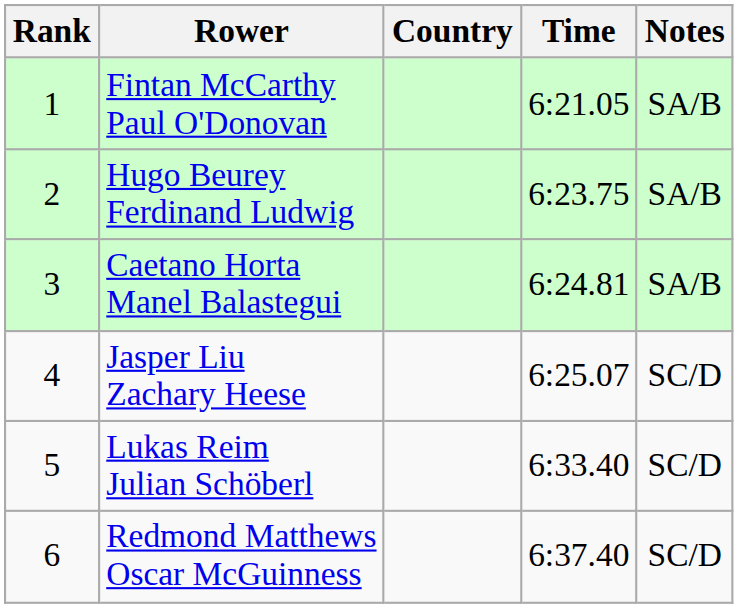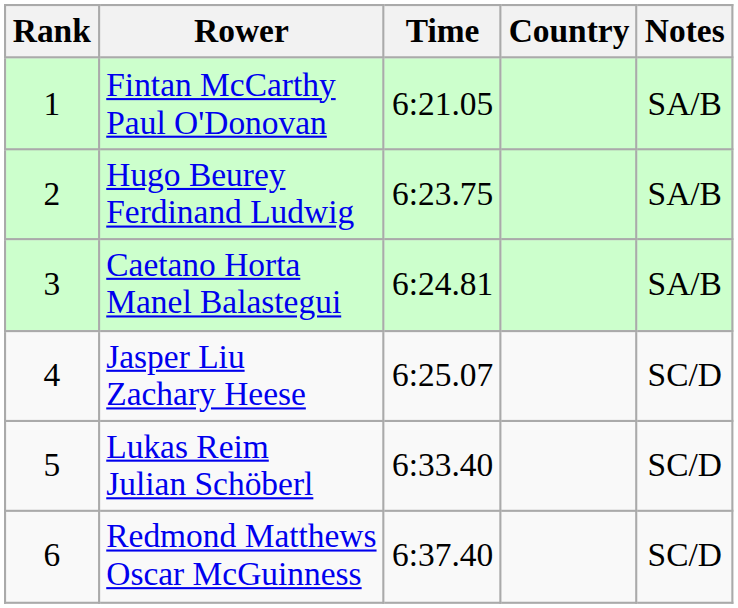columns swapped: (452, 31) <-> (579, 31)
